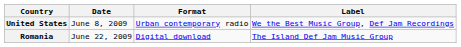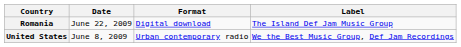rows swapped: (37, 23) <-> (37, 36)
